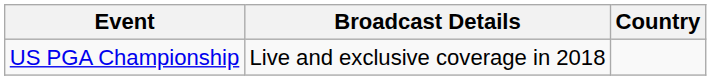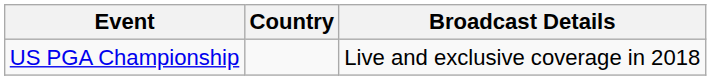columns swapped: (658, 22) <-> (427, 22)
